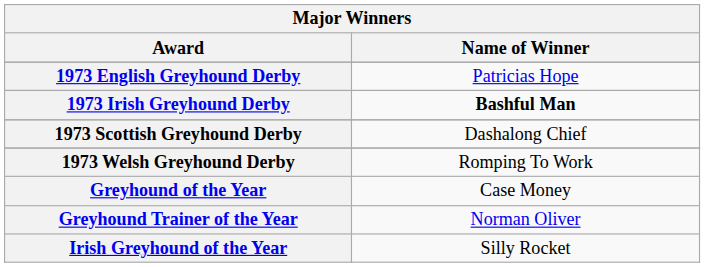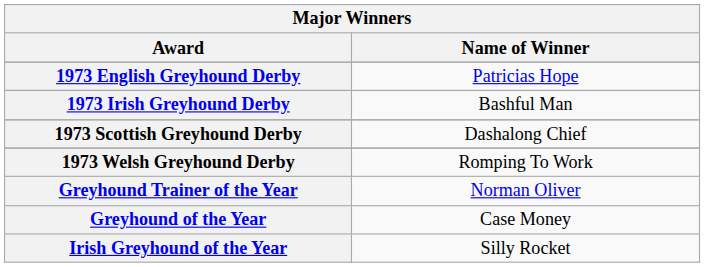(526, 104) bold -> (526, 104) normal
rows swapped: (178, 219) <-> (178, 190)
